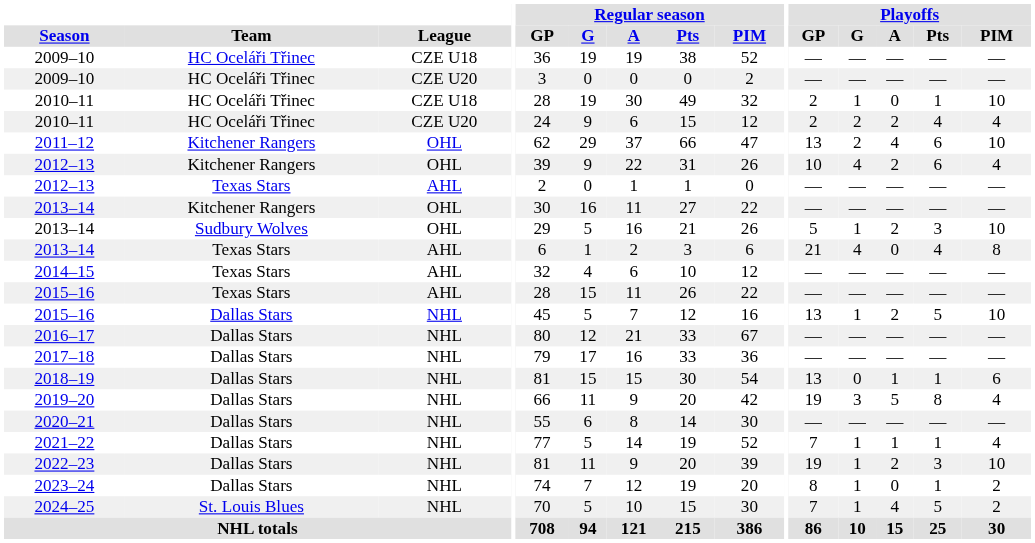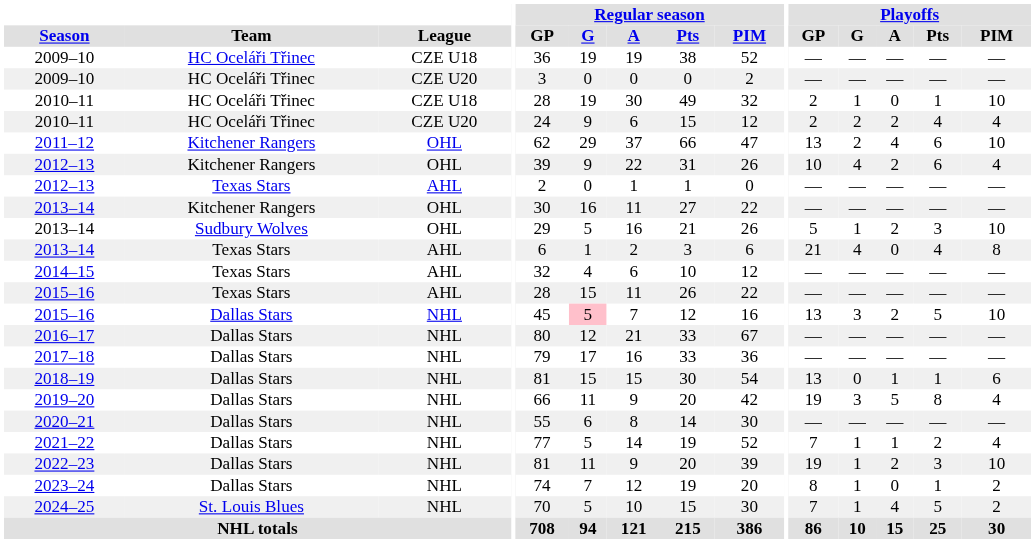(588, 314) no background -> (588, 314) pink background
(857, 314) 1 -> (857, 314) 3
(938, 442) 1 -> (938, 442) 2
